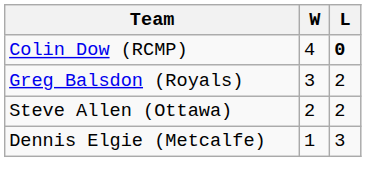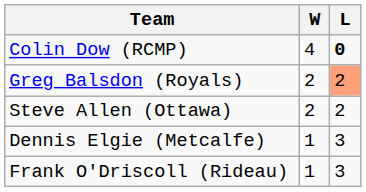(310, 80) 3 -> (310, 80) 2
(340, 80) no background -> (340, 80) lightsalmon background
+ row: (149, 171)
